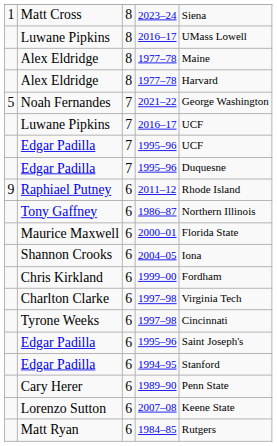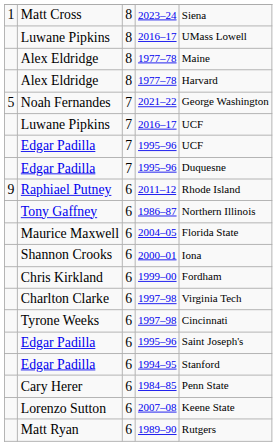(157, 233) 2000–01 -> (157, 233) 2004–05
(157, 255) 2004–05 -> (157, 255) 2000–01
(157, 386) 1989–90 -> (157, 386) 1984–85
(157, 430) 1984–85 -> (157, 430) 1989–90
